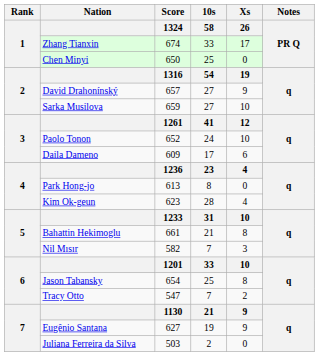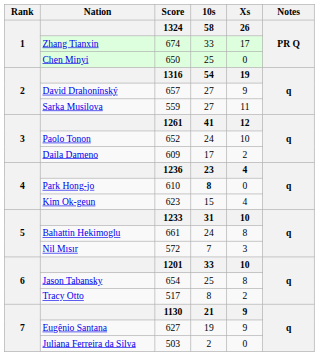(173, 107) 659 -> (173, 107) 559
(245, 107) 10 -> (245, 107) 11
(245, 154) 6 -> (245, 154) 2
(173, 186) 613 -> (173, 186) 610
(209, 186) normal -> (209, 186) bold
(209, 202) 28 -> (209, 202) 15
(209, 233) 21 -> (209, 233) 24
(173, 249) 582 -> (173, 249) 572
(173, 296) 547 -> (173, 296) 517
(209, 296) 7 -> (209, 296) 8
